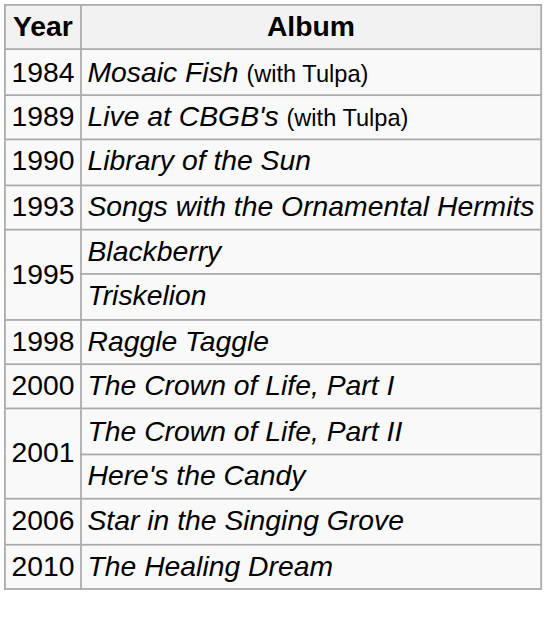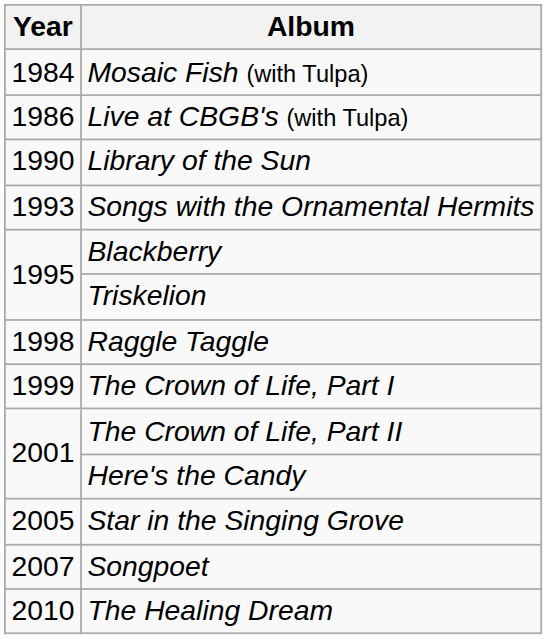(43, 116) 1989 -> (43, 116) 1986
(43, 386) 2000 -> (43, 386) 1999
(43, 521) 2006 -> (43, 521) 2005
+ row: (148, 565)
